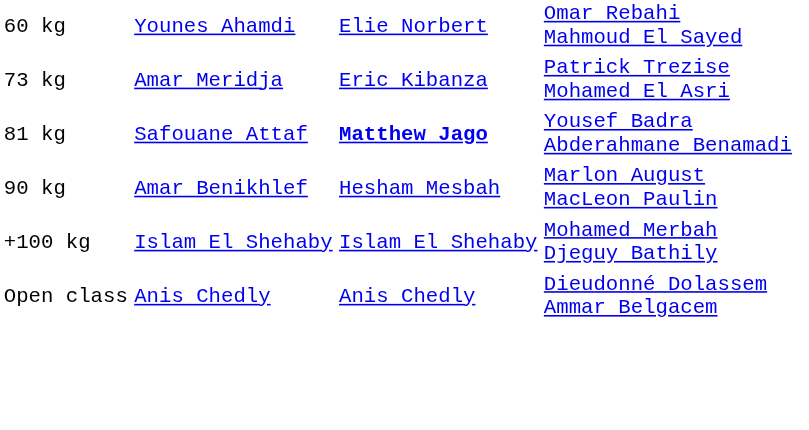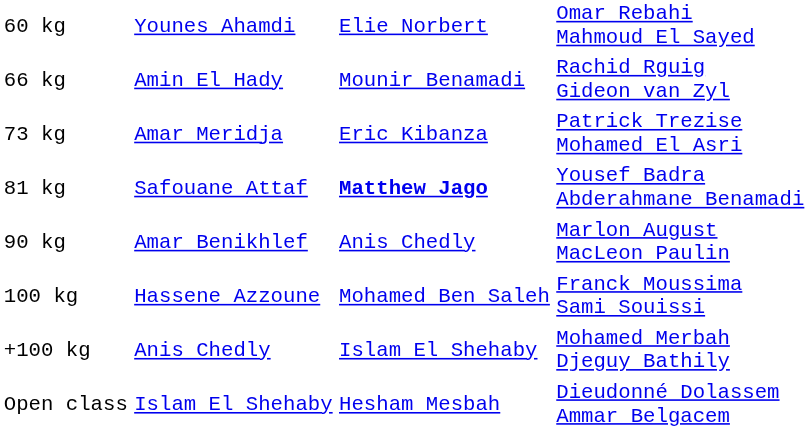+ row: (35, 80)
(420, 188) Hesham Mesbah -> (407, 242) Anis Chedly
+ row: (41, 296)
(233, 242) Islam El Shehaby -> (202, 350) Anis Chedly
(202, 296) Anis Chedly -> (233, 404) Islam El Shehaby
(407, 296) Anis Chedly -> (420, 404) Hesham Mesbah
